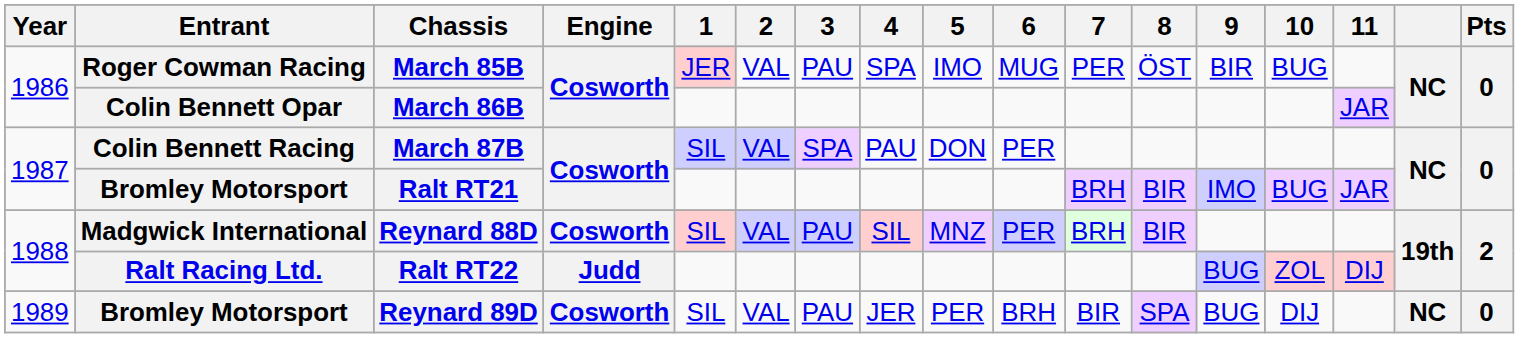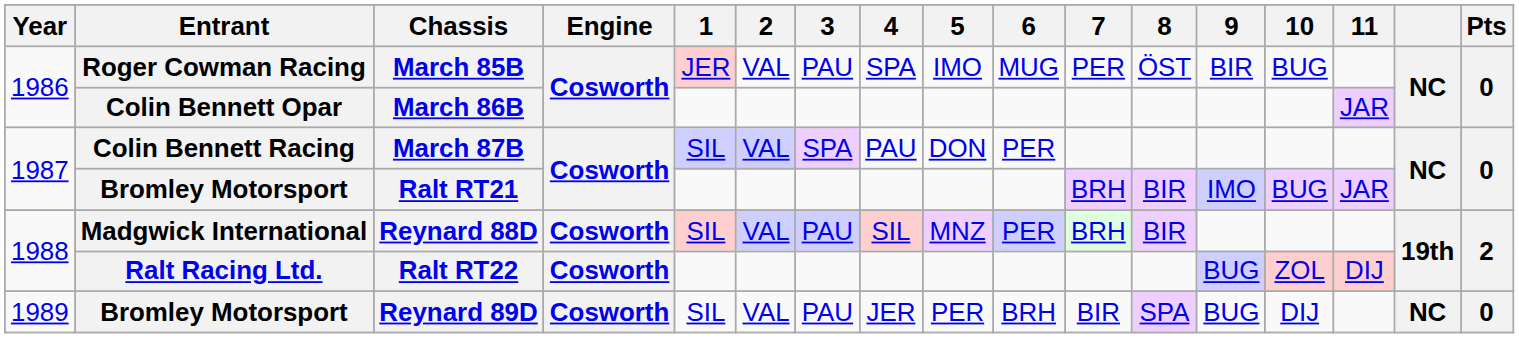(610, 271) Judd -> (610, 271) Cosworth
